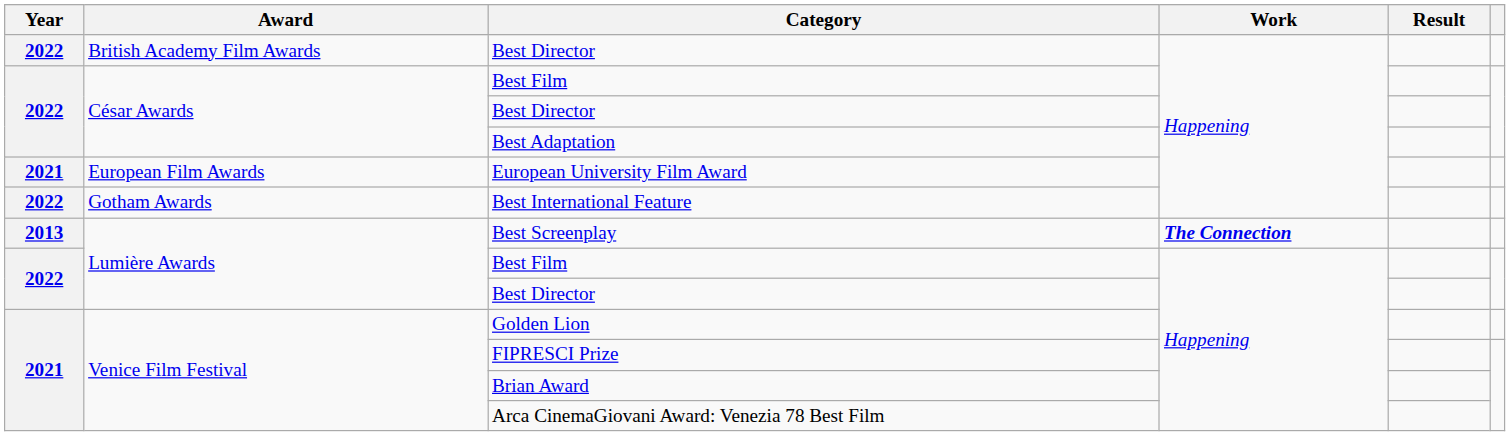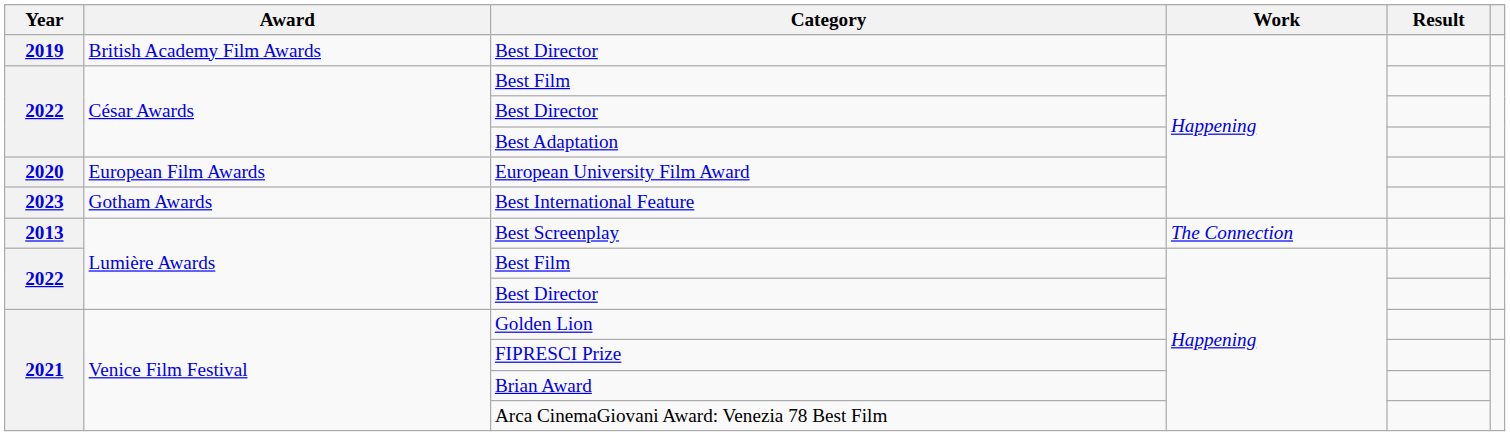(44, 50) 2022 -> (44, 50) 2019
(44, 171) 2021 -> (44, 171) 2020
(44, 202) 2022 -> (44, 202) 2023
(1228, 232) bold -> (1232, 232) normal
